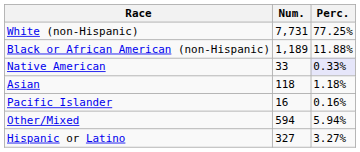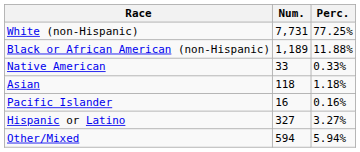(330, 67) lavender background -> (330, 67) no background
rows swapped: (43, 120) <-> (66, 138)
